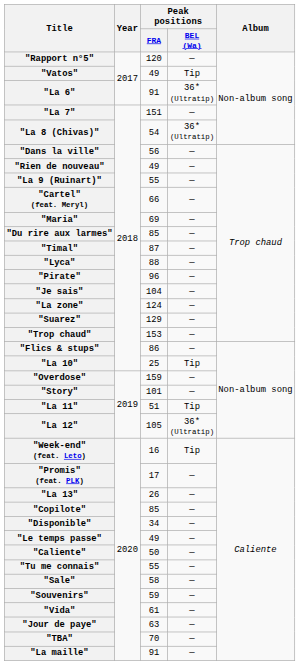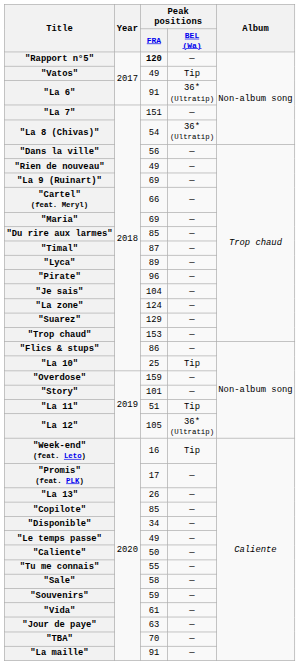(154, 59) normal -> (154, 59) bold
(154, 180) 55 -> (154, 180) 69
(154, 263) 88 -> (154, 263) 89
